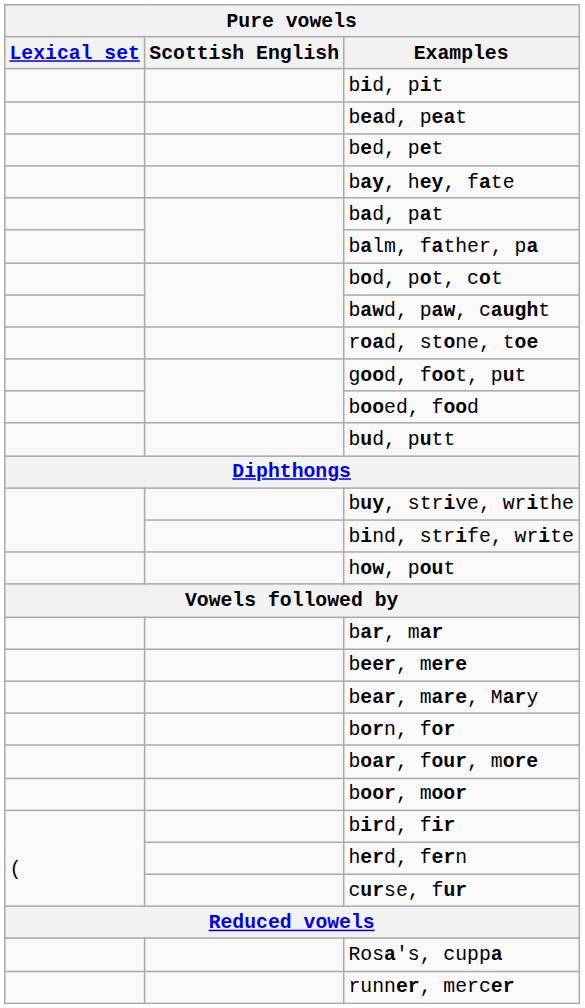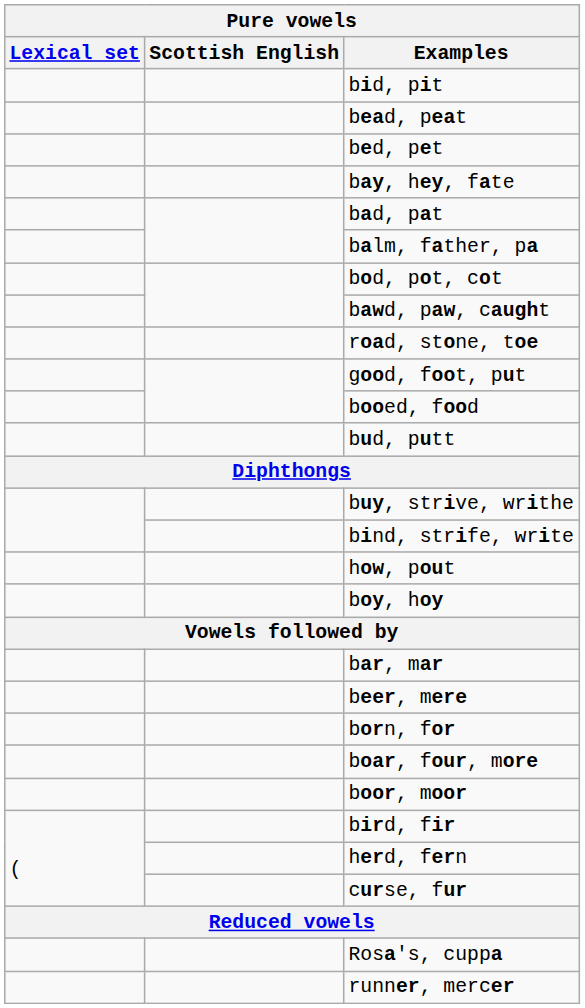+ row: (396, 601)
- row: (443, 697)
